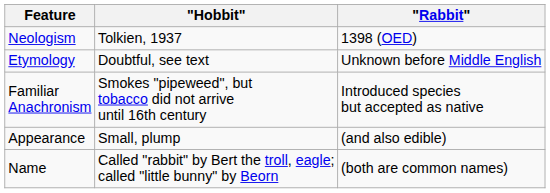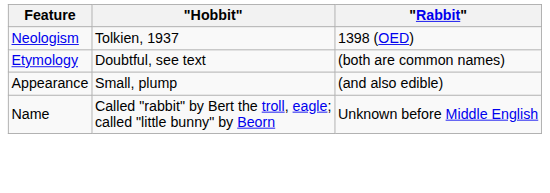(441, 60) Unknown before Middle English -> (421, 60) (both are common names)
- row: (50, 99)
(425, 168) (both are common names) -> (438, 114) Unknown before Middle English
